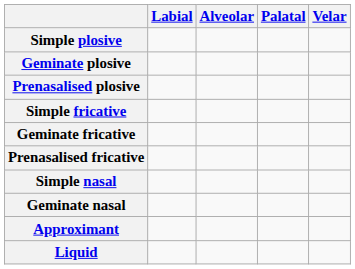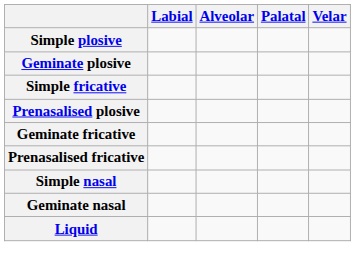rows swapped: (76, 87) <-> (76, 110)
- row: (76, 228)
